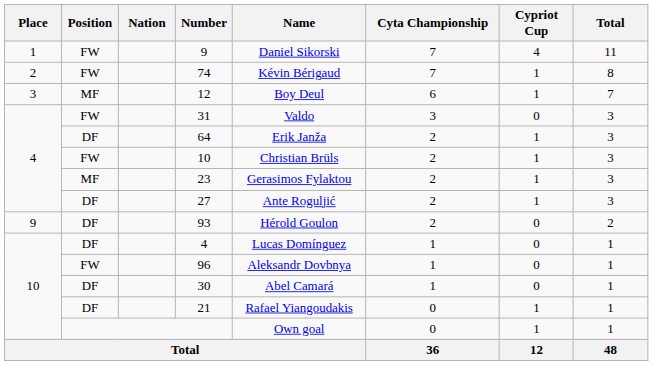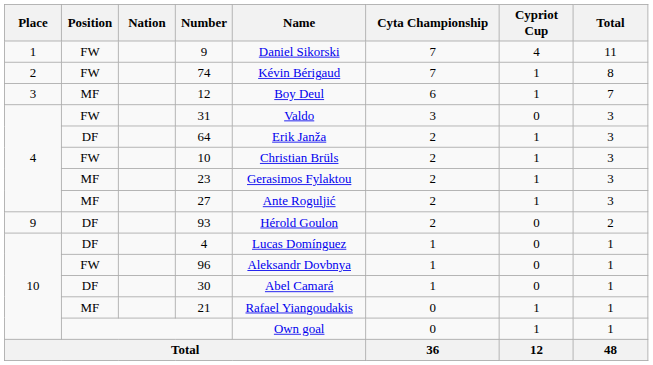(90, 201) DF -> (90, 201) MF
(90, 307) DF -> (90, 307) MF
